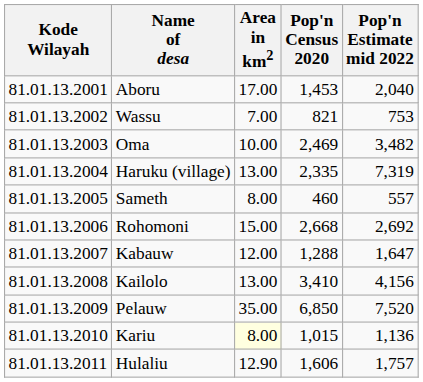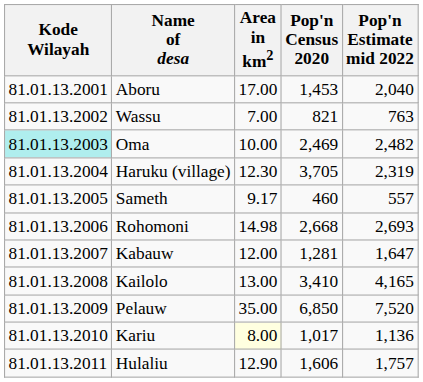(401, 116) 753 -> (401, 116) 763
(58, 143) no background -> (58, 143) paleturquoise background
(394, 143) 3,482 -> (394, 143) 2,482
(258, 171) 13.00 -> (258, 171) 12.30
(319, 171) 2,335 -> (319, 171) 3,705
(394, 171) 7,319 -> (394, 171) 2,319
(262, 198) 8.00 -> (262, 198) 9.17
(258, 226) 15.00 -> (258, 226) 14.98
(394, 226) 2,692 -> (394, 226) 2,693
(319, 253) 1,288 -> (319, 253) 1,281
(394, 280) 4,156 -> (394, 280) 4,165
(319, 335) 1,015 -> (319, 335) 1,017
